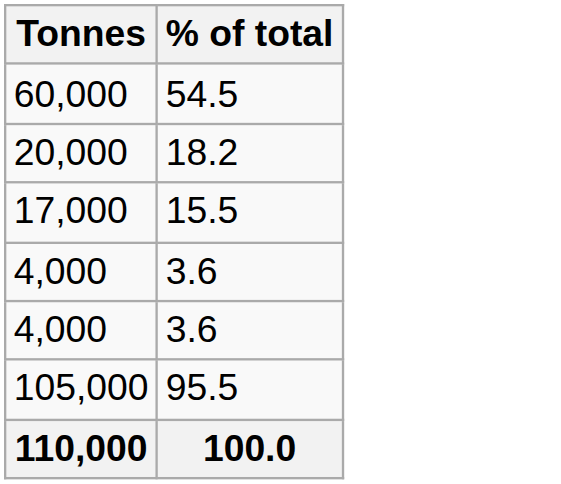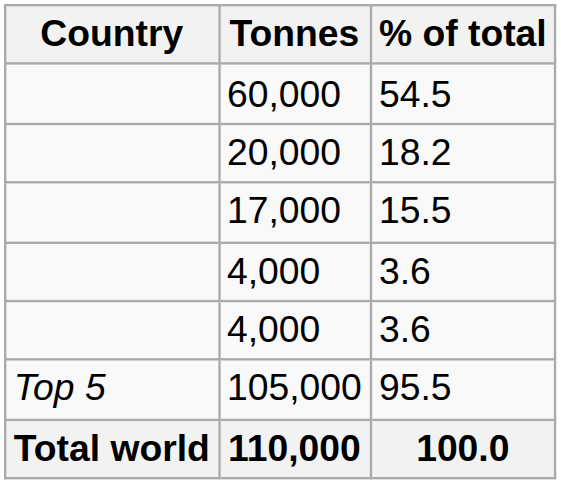+ column: (112, 34)
